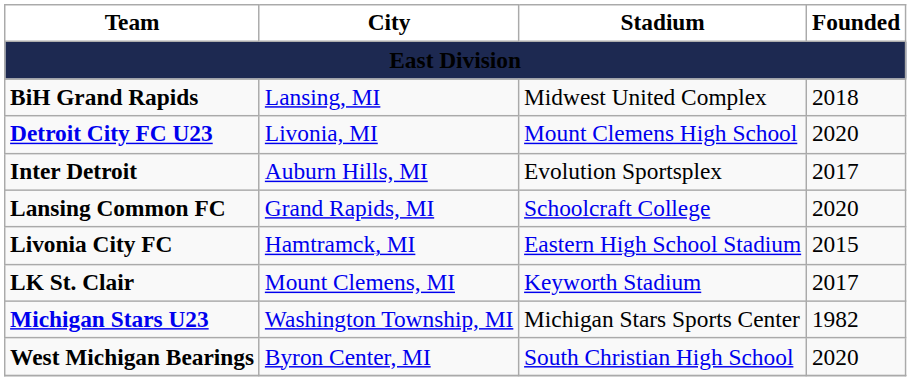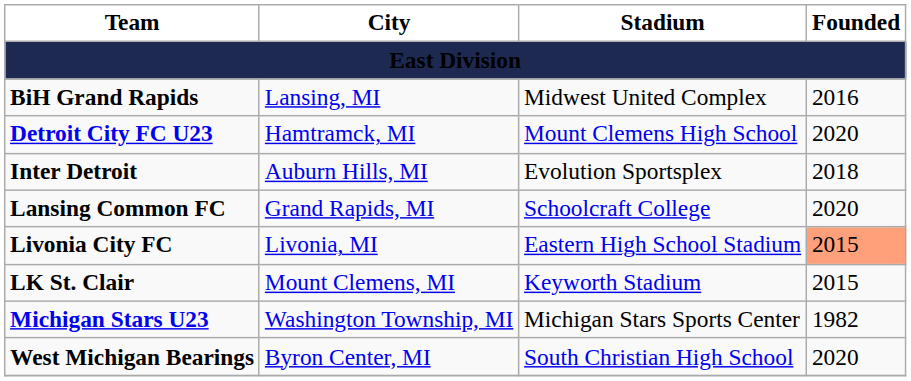(835, 97) 2018 -> (835, 97) 2016
(321, 134) Livonia, MI -> (340, 134) Hamtramck, MI
(835, 171) 2017 -> (835, 171) 2018
(340, 245) Hamtramck, MI -> (321, 245) Livonia, MI
(835, 245) no background -> (835, 245) lightsalmon background
(835, 282) 2017 -> (835, 282) 2015
